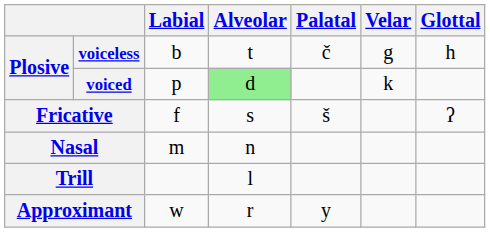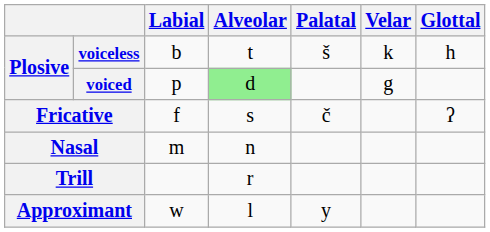(326, 52) č -> (326, 52) š
(388, 52) g -> (388, 52) k
(388, 83) k -> (388, 83) g
(326, 115) š -> (326, 115) č
(250, 178) l -> (250, 178) r
(250, 210) r -> (250, 210) l
